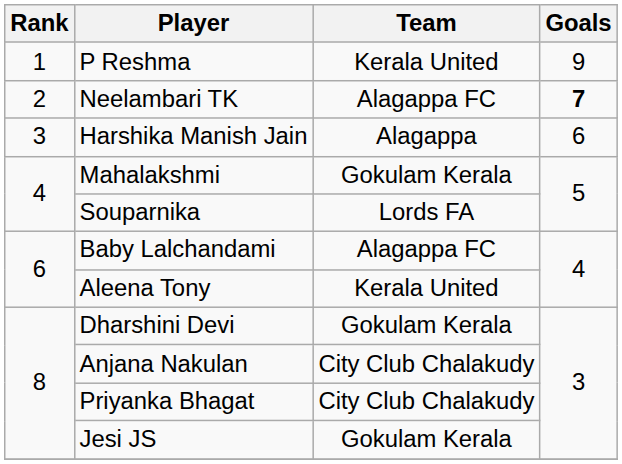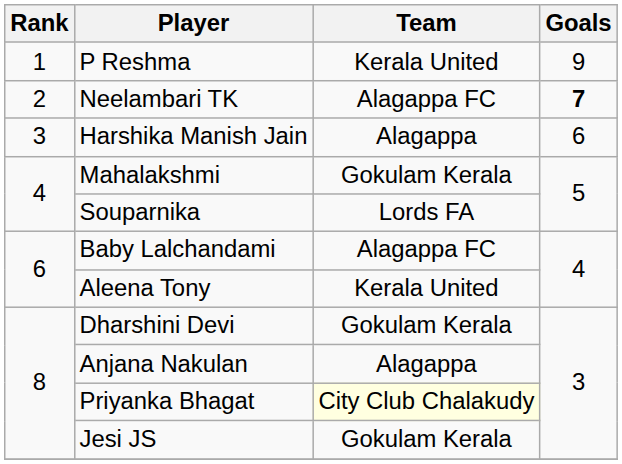(426, 363) City Club Chalakudy -> (426, 363) Alagappa
(426, 401) no background -> (426, 401) lightyellow background
